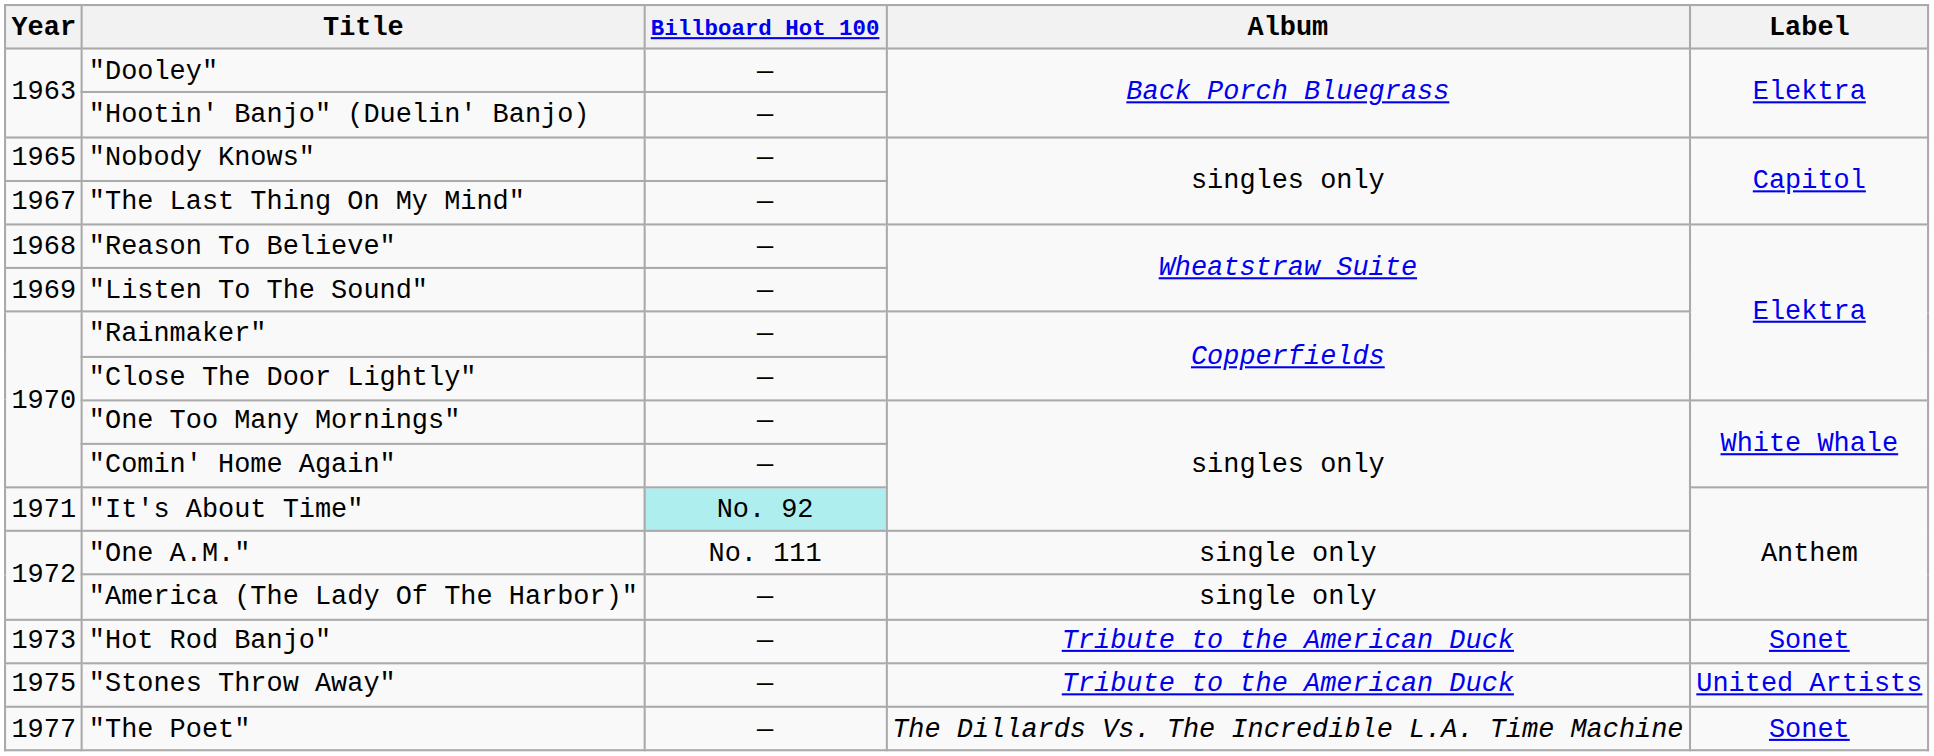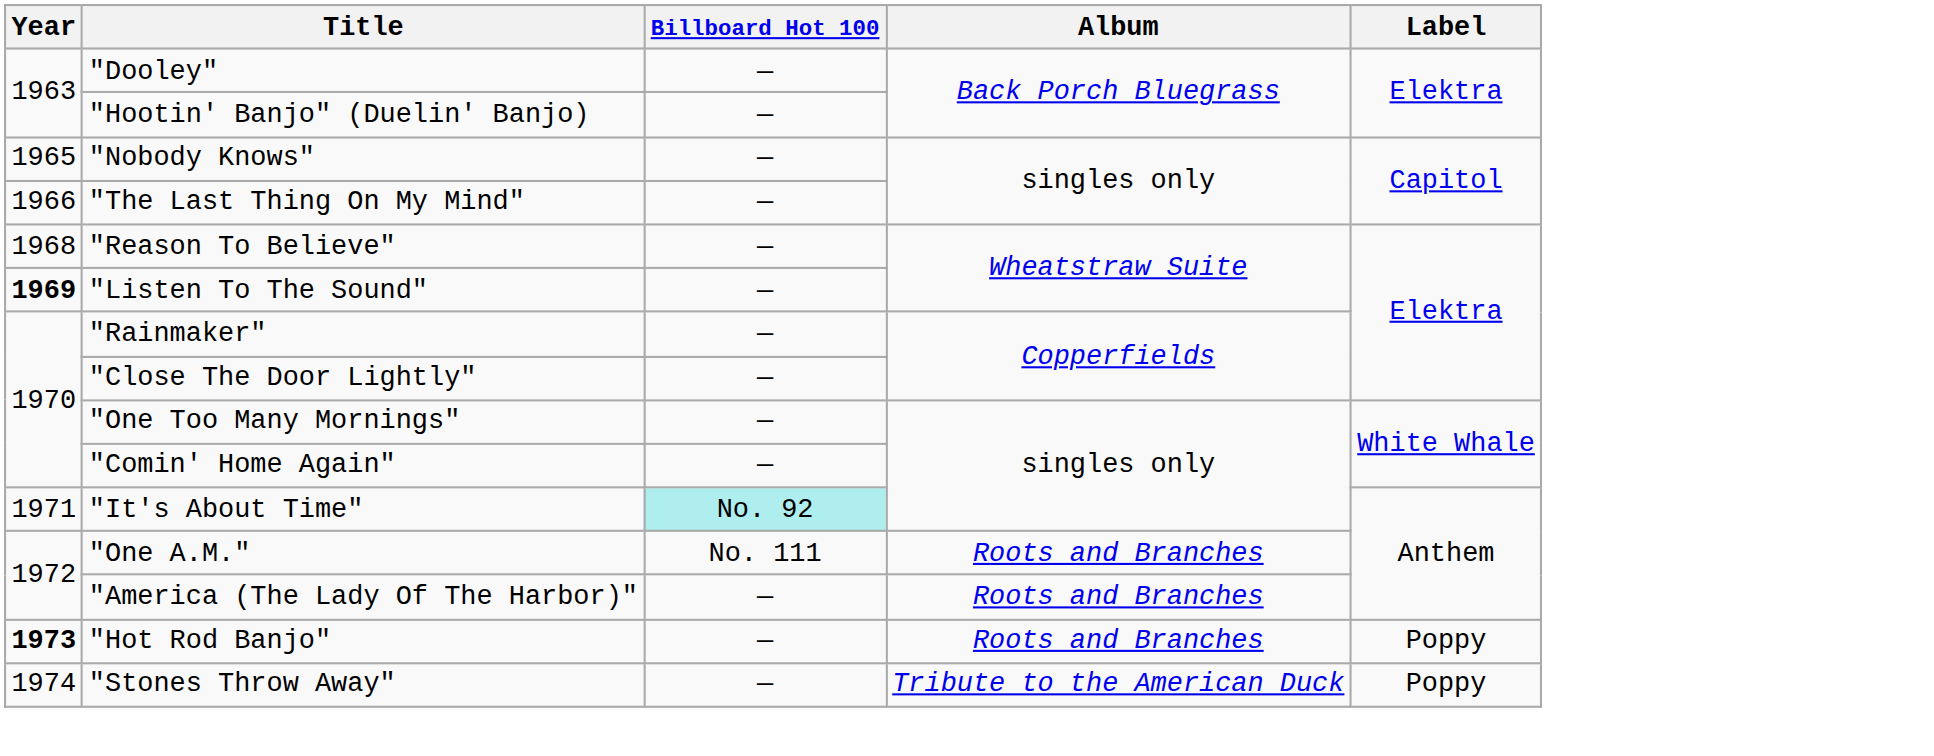(44, 202) 1967 -> (44, 202) 1966
(44, 290) normal -> (44, 290) bold
(1288, 553) single only -> (1118, 553) Roots and Branches
(1288, 597) single only -> (1118, 597) Roots and Branches
(44, 641) normal -> (44, 641) bold
(1288, 641) Tribute to the American Duck -> (1118, 641) Roots and Branches
(1809, 641) Sonet -> (1446, 641) Poppy
(44, 685) 1975 -> (44, 685) 1974
(1809, 685) United Artists -> (1446, 685) Poppy
- row: (170, 729)
